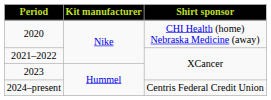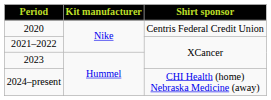(205, 34) CHI Health (home) Nebraska Medicine (away) -> (205, 28) Centris Federal Credit Union
(205, 87) Centris Federal Credit Union -> (205, 82) CHI Health (home) Nebraska Medicine (away)
